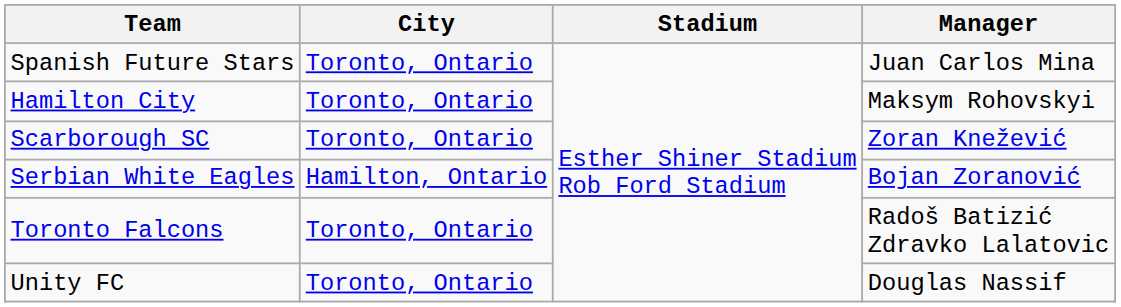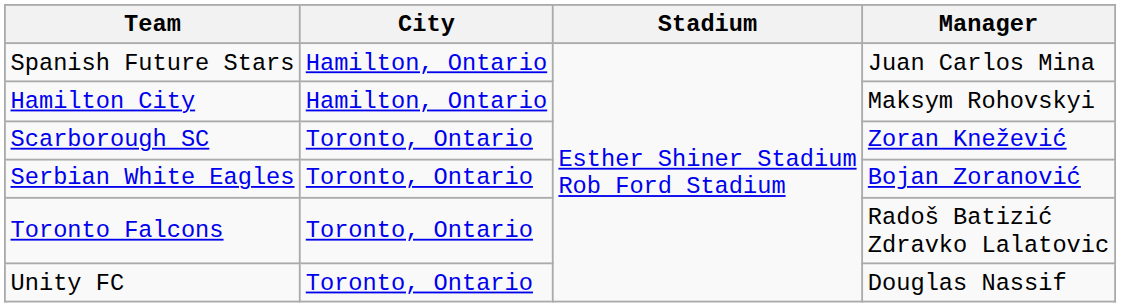(419, 63) Toronto, Ontario -> (426, 63) Hamilton, Ontario
(419, 101) Toronto, Ontario -> (426, 101) Hamilton, Ontario
(426, 178) Hamilton, Ontario -> (419, 178) Toronto, Ontario
